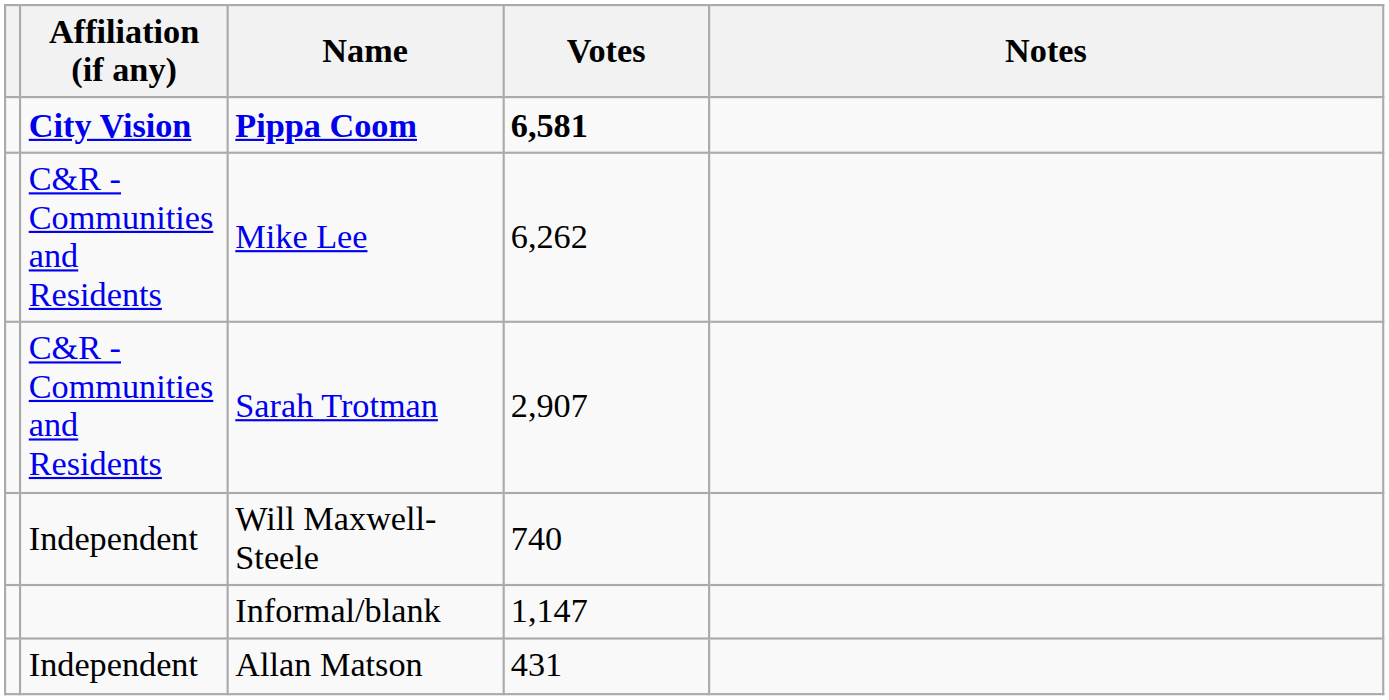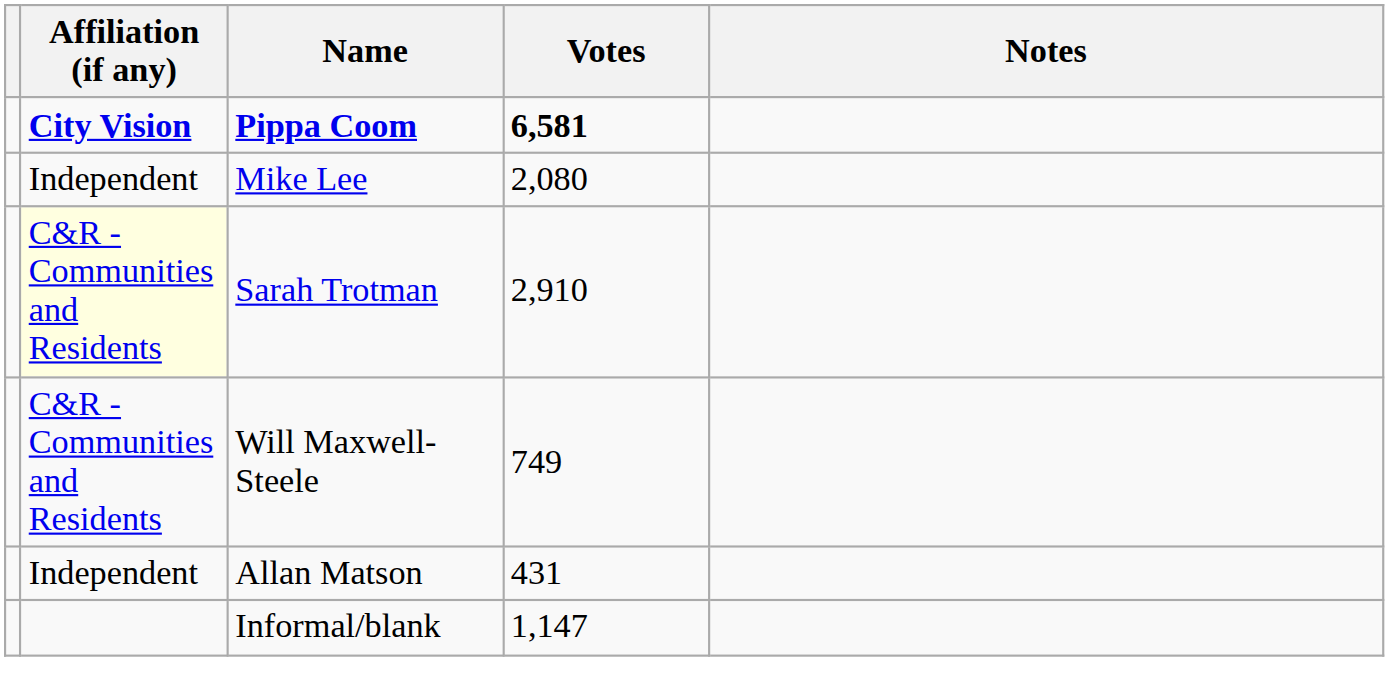(121, 236) C&R - Communities and Residents -> (113, 178) Independent
(549, 236) 6,262 -> (549, 178) 2,080
(121, 406) no background -> (121, 290) lightyellow background
(549, 406) 2,907 -> (549, 290) 2,910
(113, 537) Independent -> (121, 460) C&R - Communities and Residents
(536, 537) 740 -> (536, 460) 749
rows swapped: (329, 665) <-> (338, 611)
